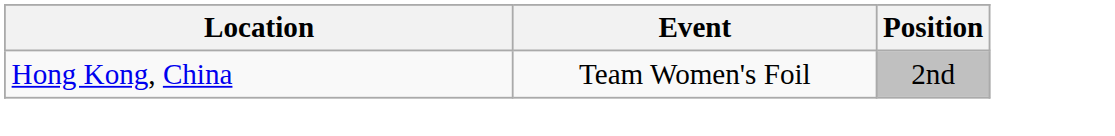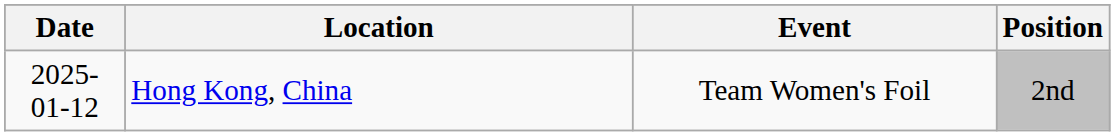+ column: (65, 27)
